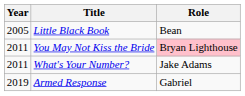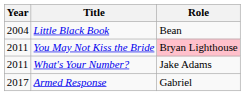(18, 30) 2005 -> (18, 30) 2004
(18, 82) 2019 -> (18, 82) 2017
